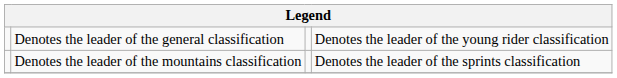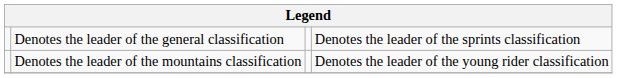(462, 38) Denotes the leader of the young rider classification -> (448, 38) Denotes the leader of the sprints classification
(448, 61) Denotes the leader of the sprints classification -> (462, 61) Denotes the leader of the young rider classification
